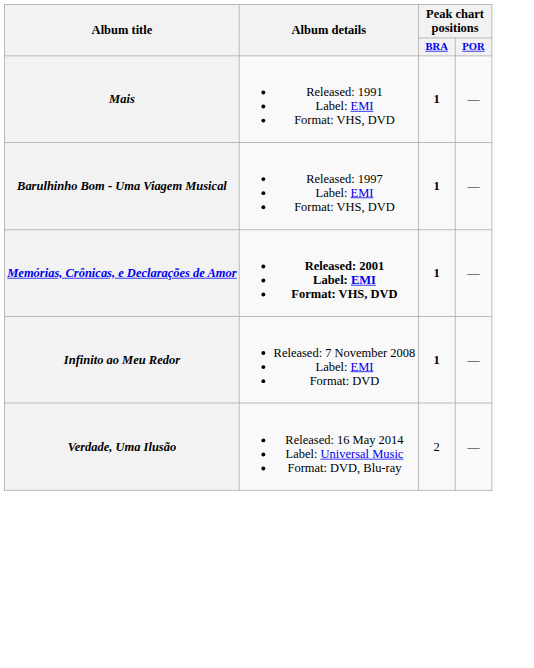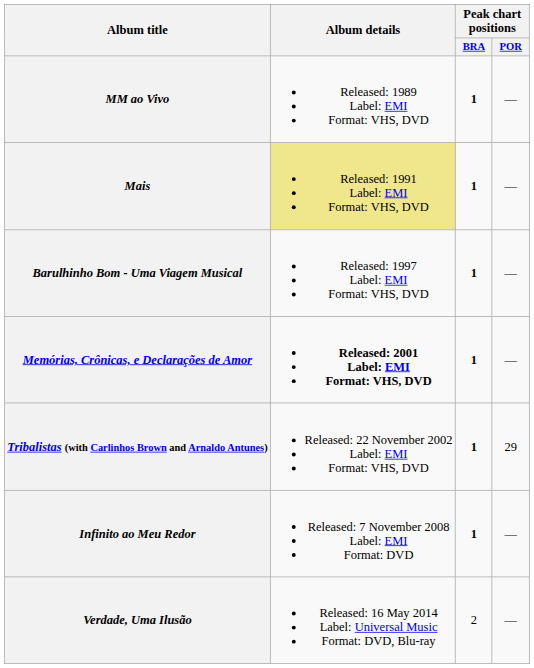+ row: (137, 99)
(329, 106) no background -> (363, 193) khaki background
+ row: (137, 446)
